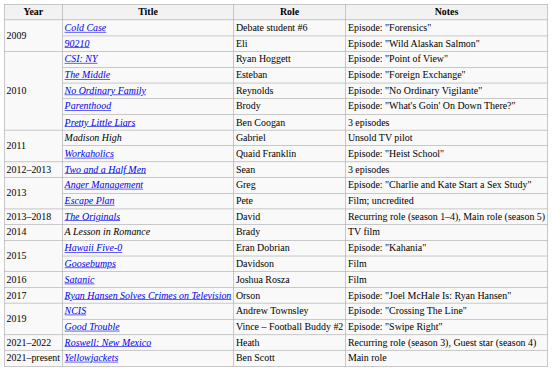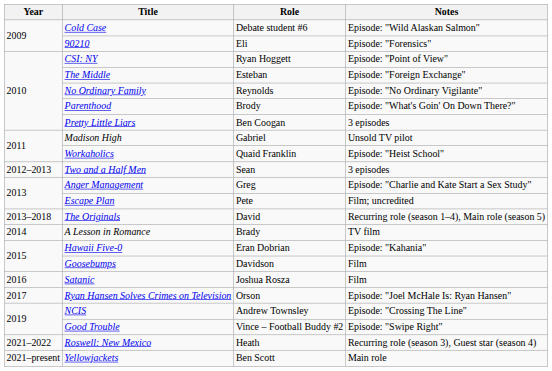(390, 28) Episode: "Forensics" -> (414, 28) Episode: "Wild Alaskan Salmon"
(414, 43) Episode: "Wild Alaskan Salmon" -> (390, 43) Episode: "Forensics"
